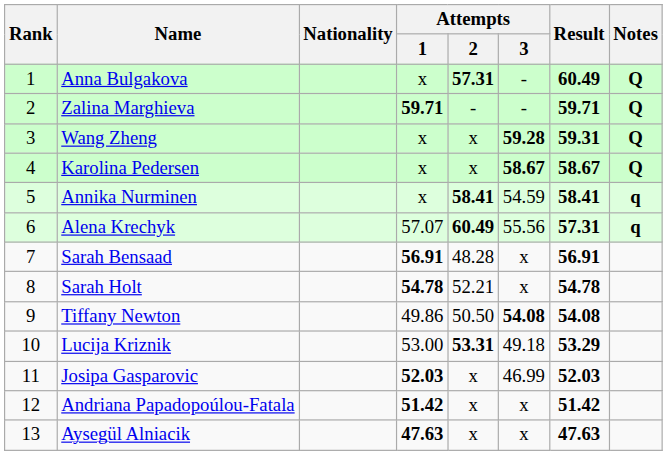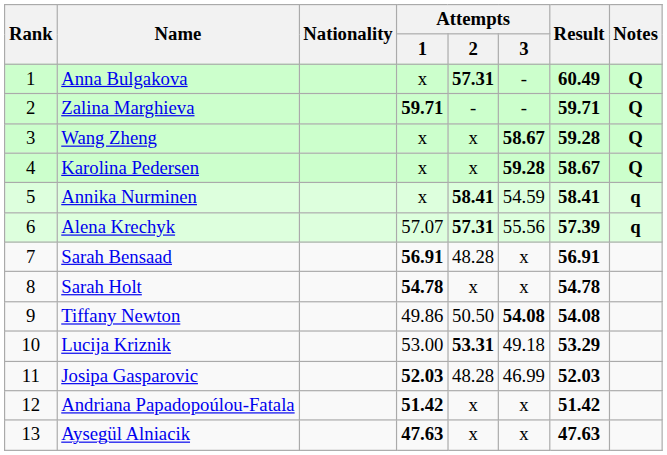(524, 138) 59.28 -> (524, 138) 58.67
(579, 138) 59.31 -> (579, 138) 59.28
(524, 167) 58.67 -> (524, 167) 59.28
(473, 227) 60.49 -> (473, 227) 57.31
(579, 227) 57.31 -> (579, 227) 57.39
(473, 286) 52.21 -> (473, 286) x
(473, 375) x -> (473, 375) 48.28
